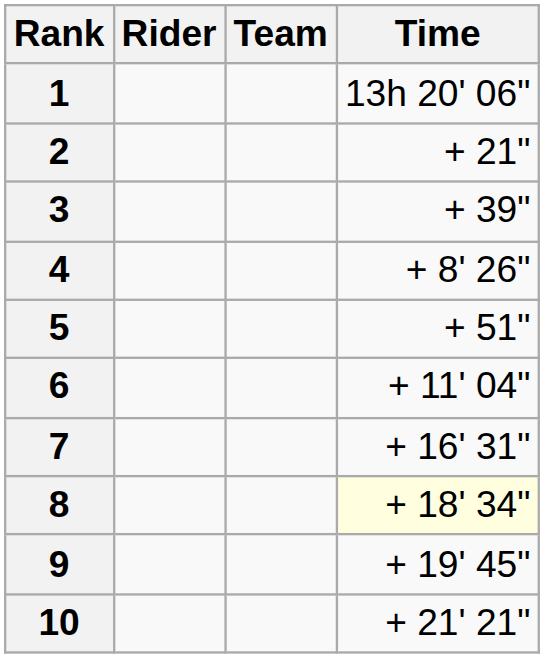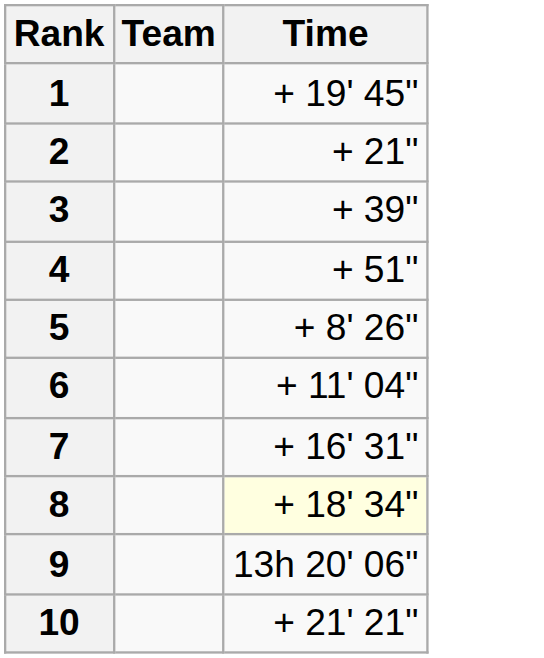- column: (169, 33)
(438, 92) 13h 20' 06" -> (346, 92) + 19' 45"
(468, 269) + 8' 26" -> (375, 269) + 51"
(487, 328) + 51" -> (356, 328) + 8' 26"
(458, 563) + 19' 45" -> (326, 563) 13h 20' 06"
